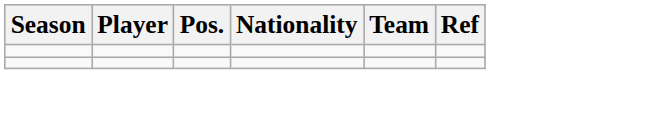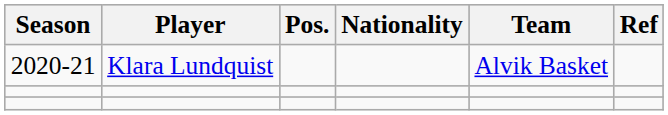+ row: (53, 65)
